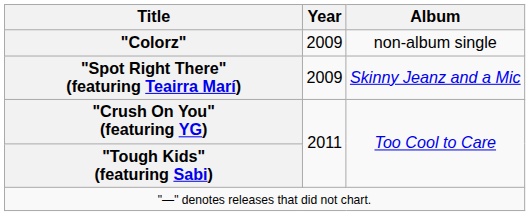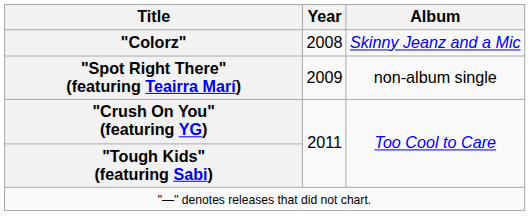(325, 42) 2009 -> (325, 42) 2008
(435, 42) non-album single -> (435, 42) Skinny Jeanz and a Mic
(435, 77) Skinny Jeanz and a Mic -> (435, 77) non-album single
